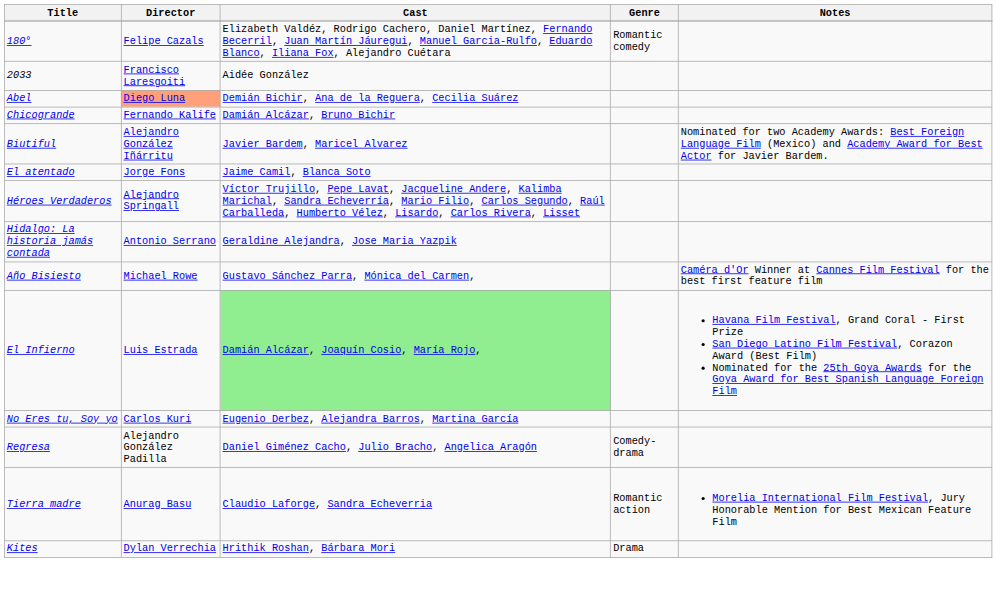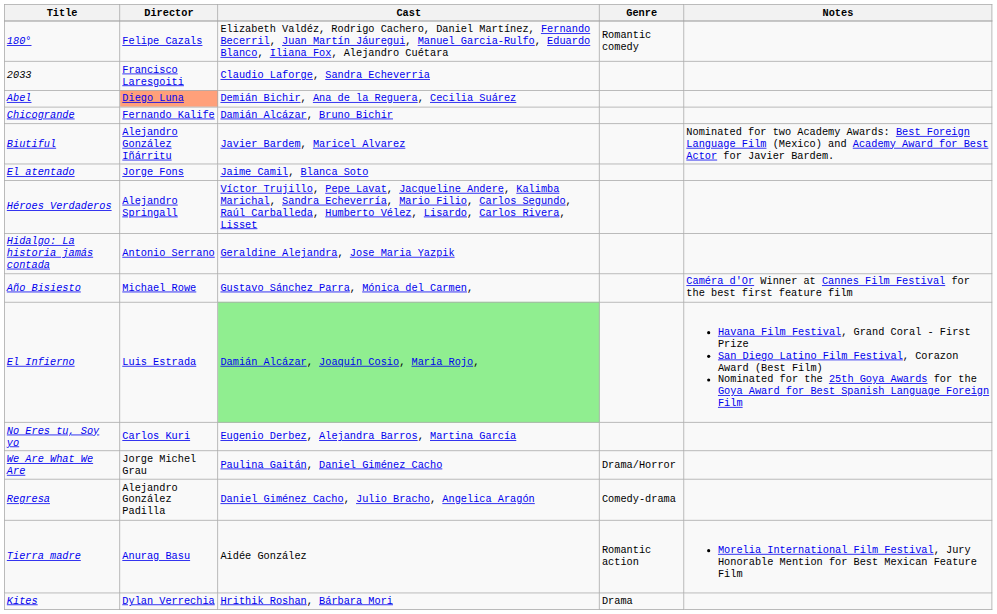(266, 76) Aidée González -> (325, 76) Claudio Laforge, Sandra Echeverria
+ row: (50, 465)
(327, 504) Claudio Laforge, Sandra Echeverria -> (264, 556) Aidée González
